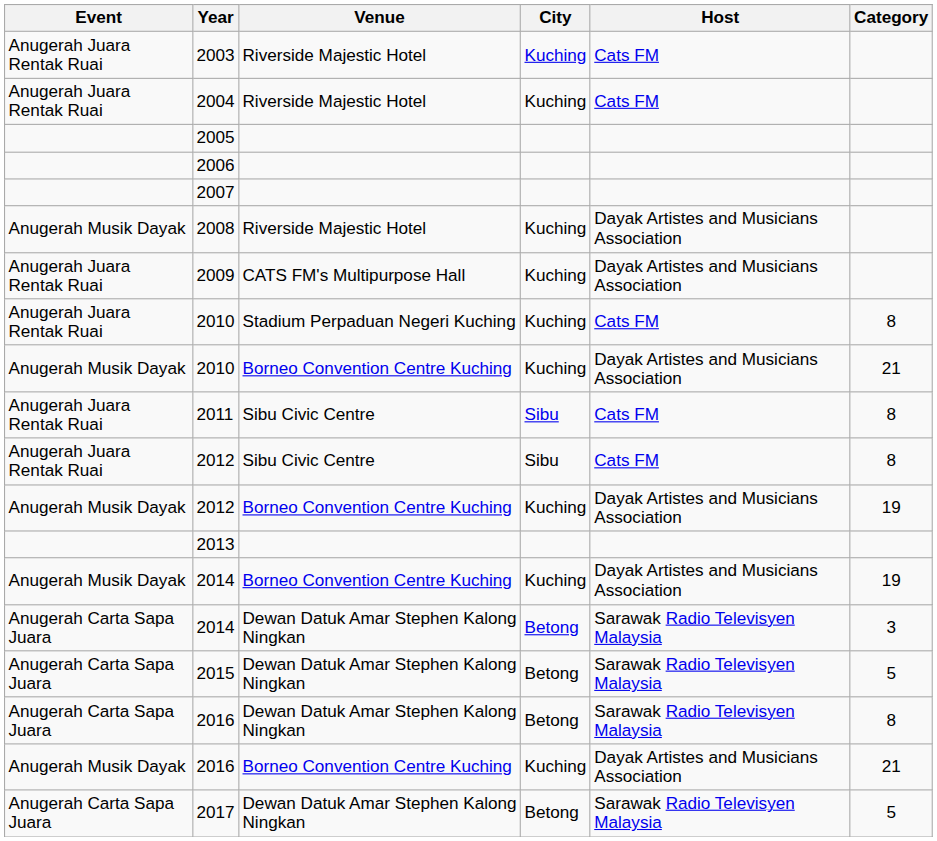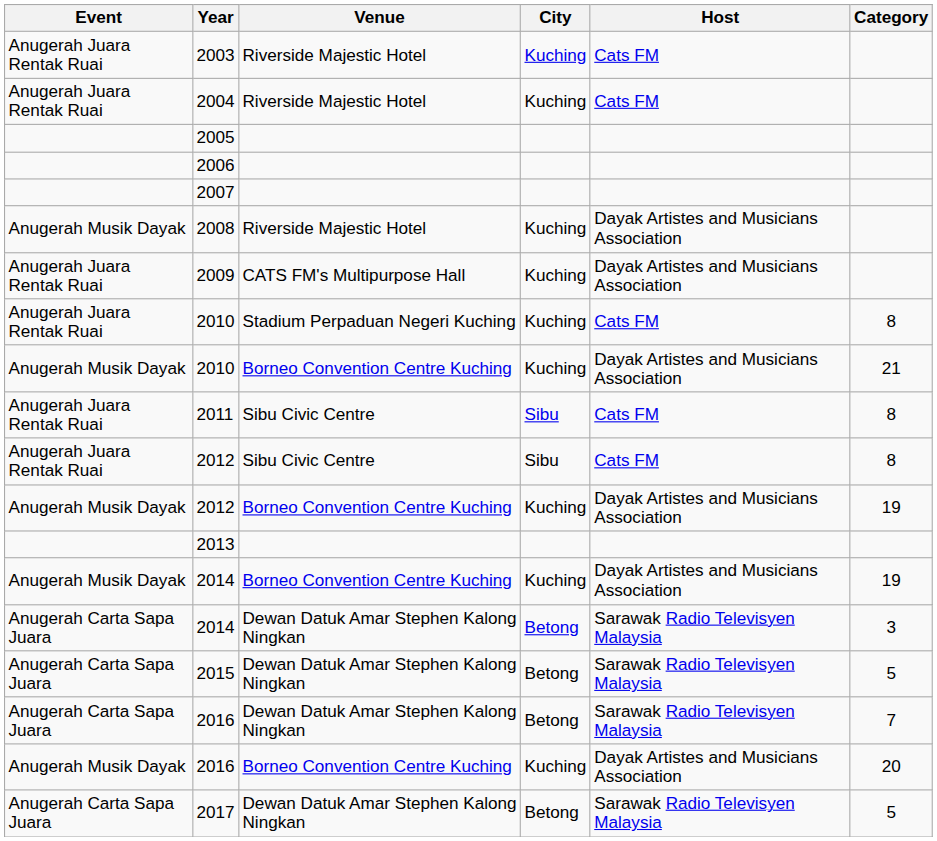(891, 720) 8 -> (891, 720) 7
(891, 766) 21 -> (891, 766) 20
